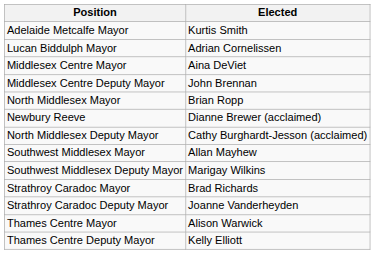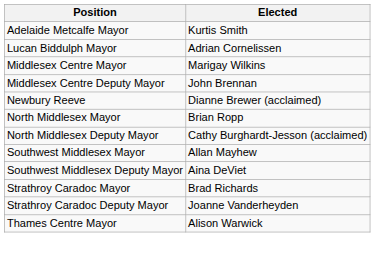(217, 65) Aina DeViet -> (227, 65) Marigay Wilkins
rows swapped: (46, 118) <-> (64, 100)
(227, 170) Marigay Wilkins -> (217, 170) Aina DeViet
- row: (81, 240)
